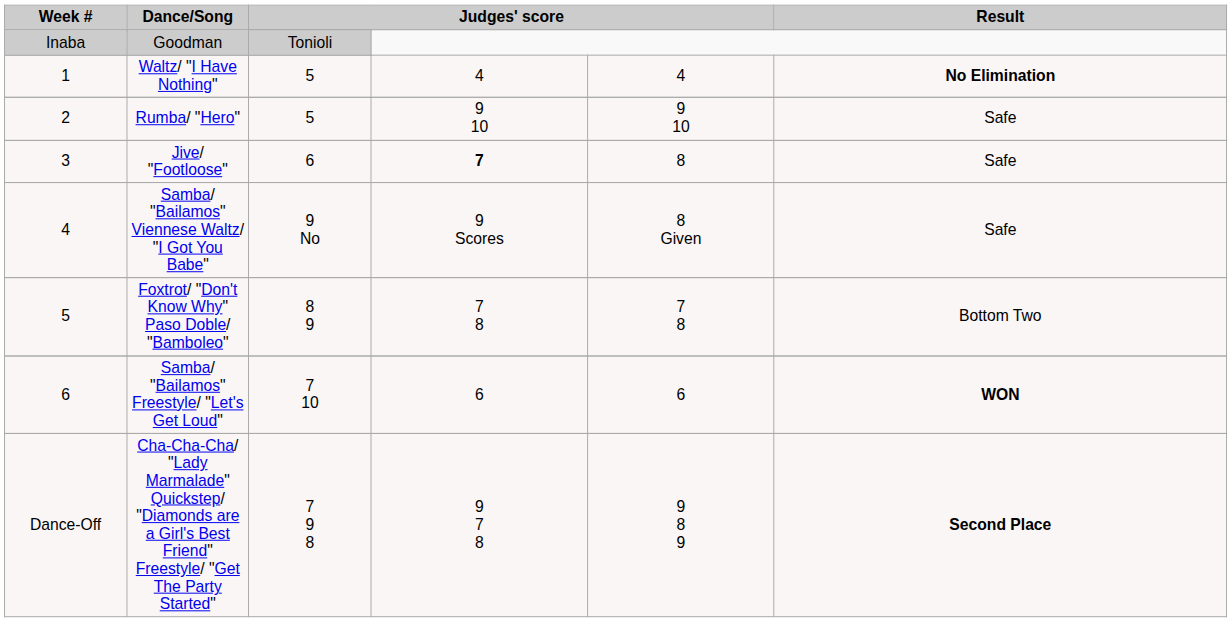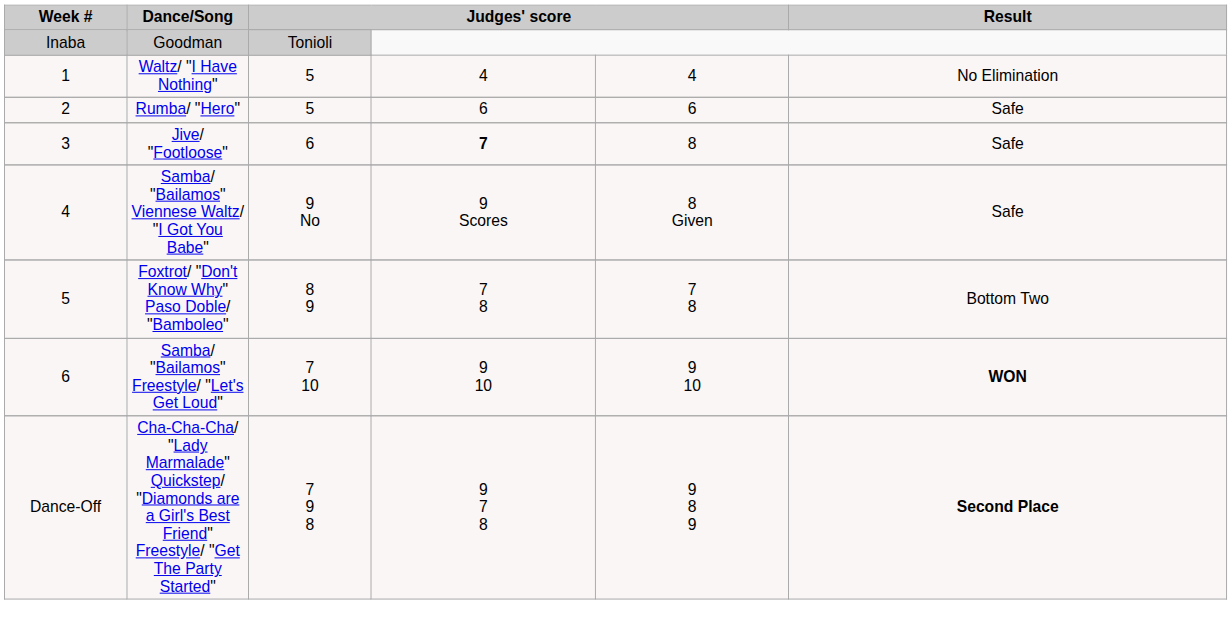(1000, 76) bold -> (1008, 76) normal
(479, 118) 9 10 -> (483, 109) 6
(681, 118) 9 10 -> (692, 109) 6
(479, 394) 6 -> (483, 376) 9 10
(681, 394) 6 -> (692, 376) 9 10
